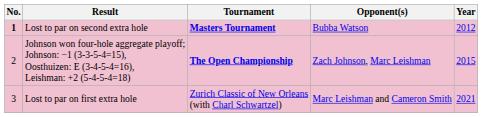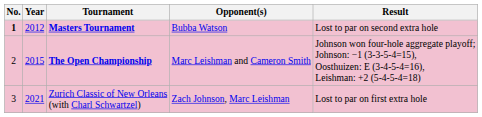columns swapped: (466, 12) <-> (105, 12)
(372, 61) Zach Johnson, Marc Leishman -> (241, 61) Marc Leishman and Cameron Smith
(382, 99) Marc Leishman and Cameron Smith -> (231, 99) Zach Johnson, Marc Leishman
